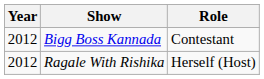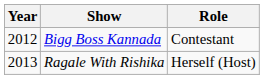(23, 62) 2012 -> (23, 62) 2013
